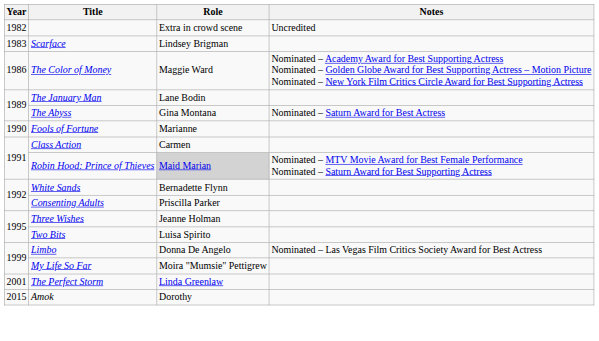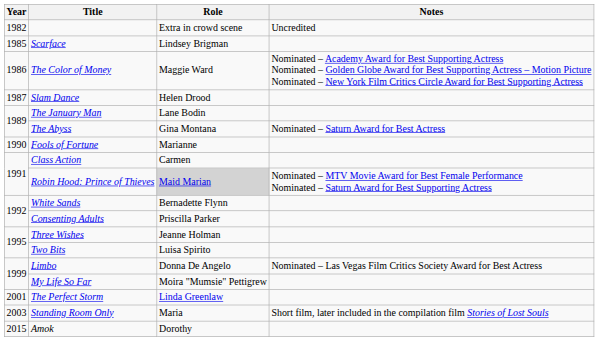(17, 43) 1983 -> (17, 43) 1985
+ row: (55, 97)
+ row: (72, 313)
